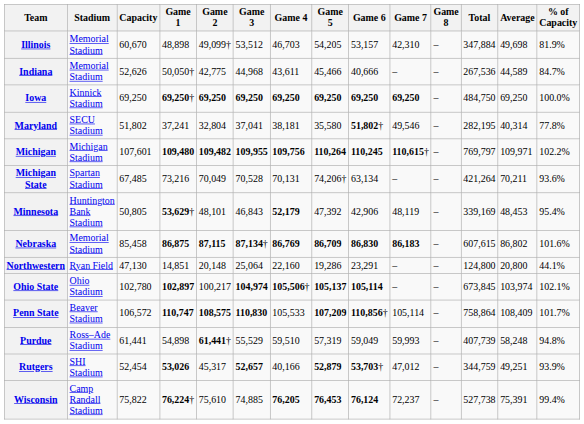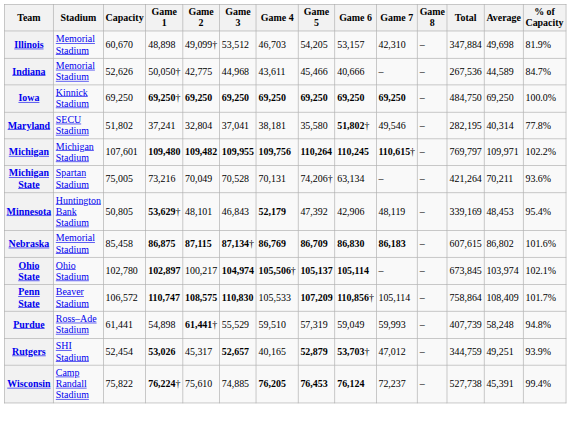(133, 179) 67,485 -> (119, 179) 75,005
- row: (36, 265)
(286, 367) 40,166 -> (272, 351) 40,165
(514, 400) 75,391 -> (500, 384) 45,391
